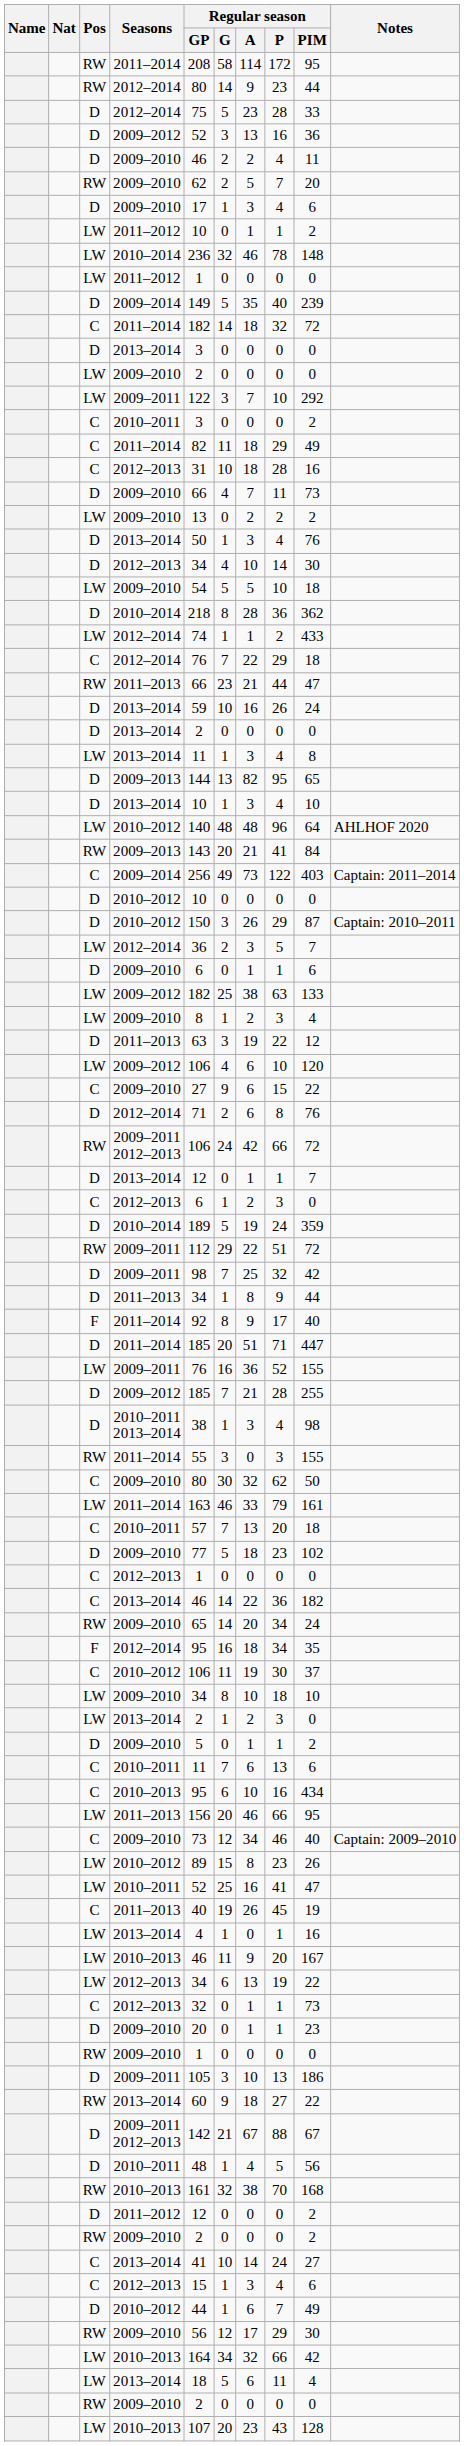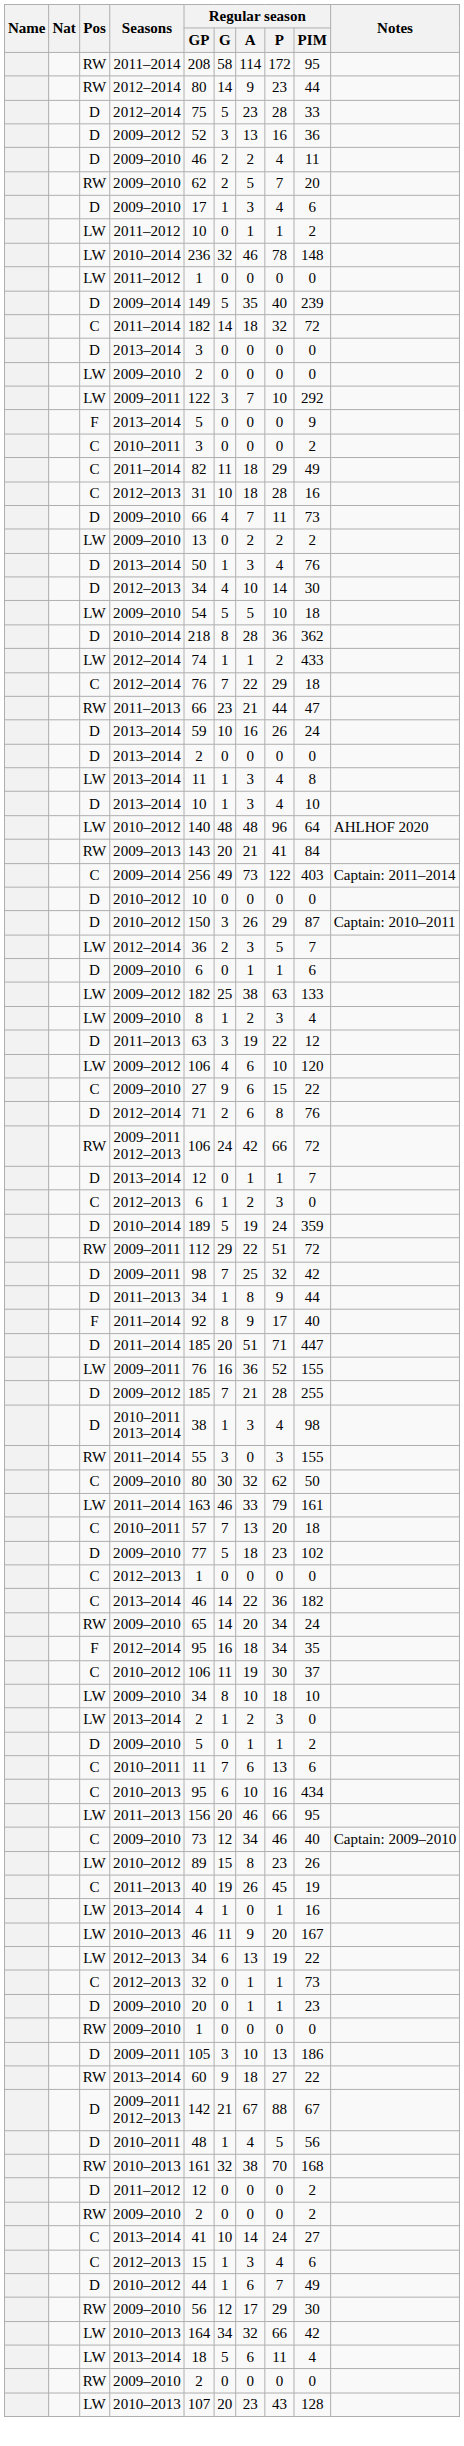+ row: (94, 421)
- row: (94, 779)
- row: (94, 1886)
